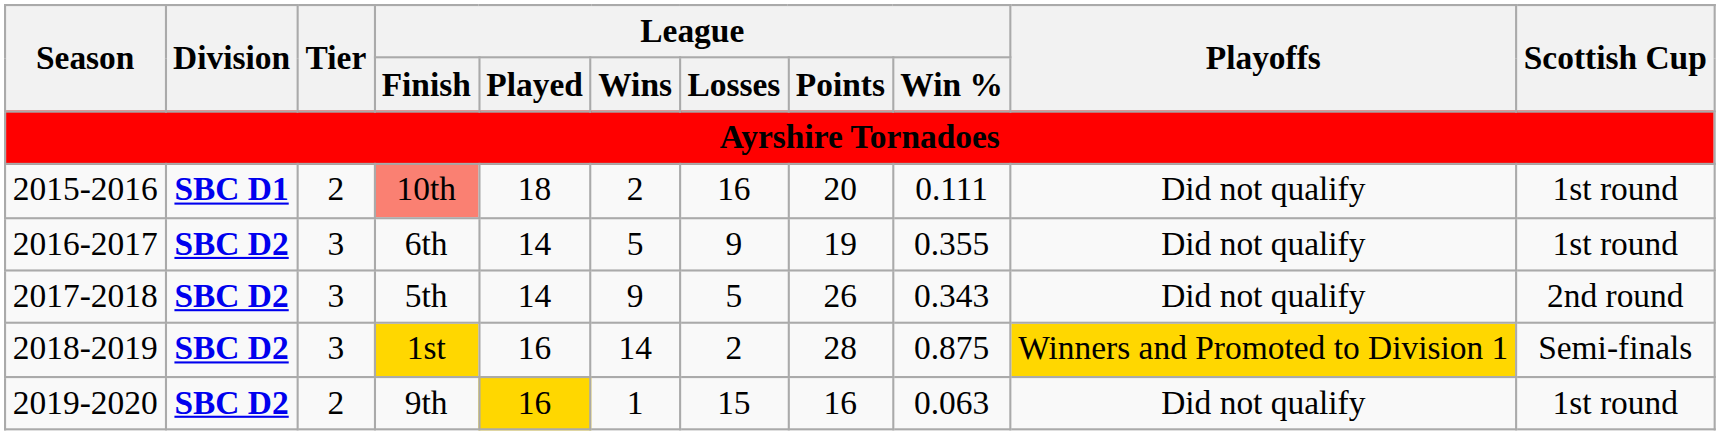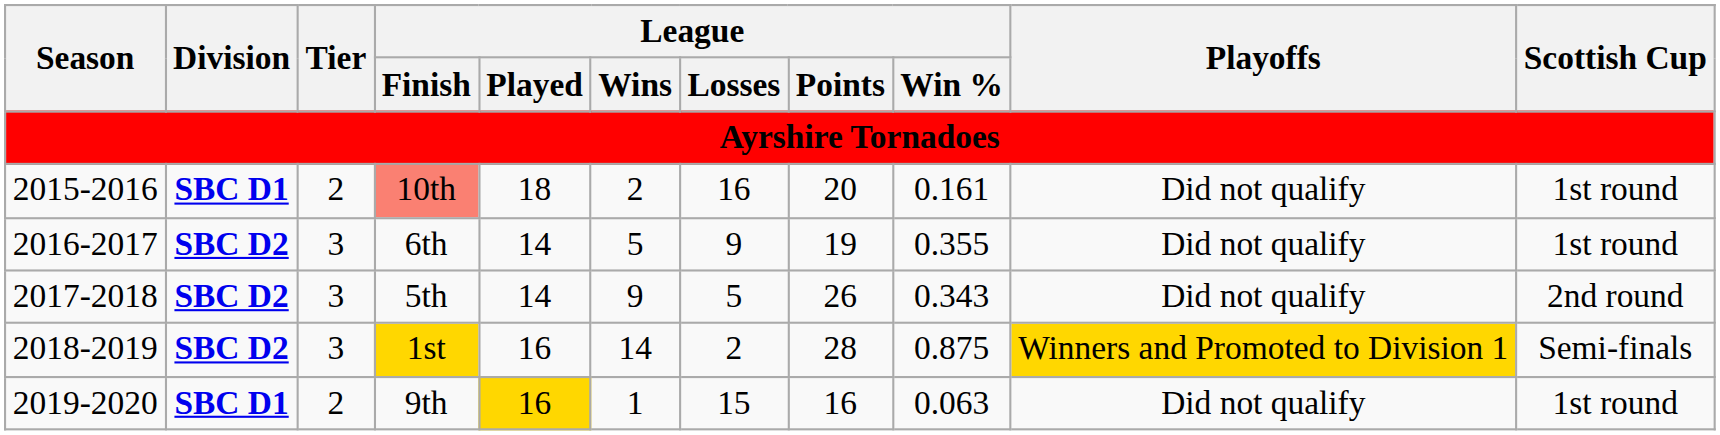(952, 190) 0.111 -> (952, 190) 0.161
(232, 402) SBC D2 -> (232, 402) SBC D1
